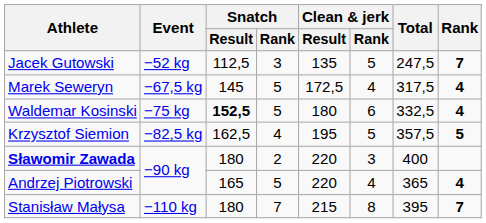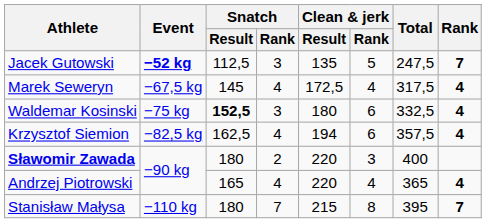(167, 63) normal -> (168, 63) bold
(277, 87) 5 -> (277, 87) 4
(277, 111) 5 -> (277, 111) 3
(324, 135) 195 -> (324, 135) 194
(371, 135) 5 -> (371, 135) 6
(460, 135) 5 -> (460, 135) 4
(277, 183) 5 -> (277, 183) 4
